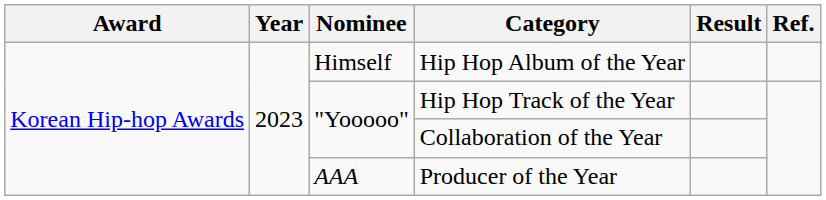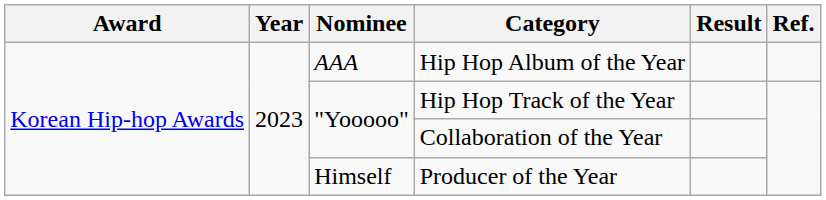(353, 61) Himself -> (336, 61) AAA
(336, 175) AAA -> (353, 175) Himself
